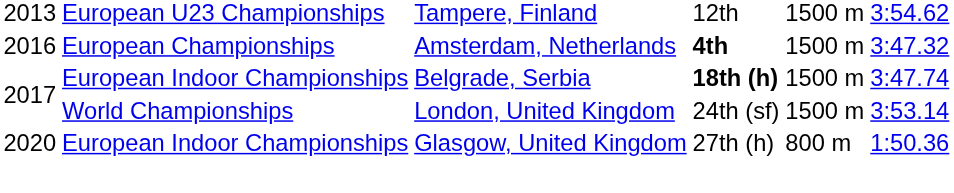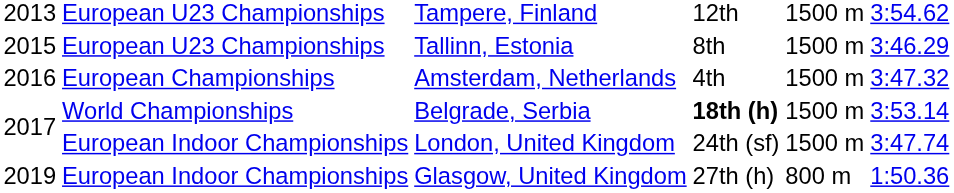+ row: (494, 46)
(710, 46) bold -> (709, 78) normal
(235, 78) European Indoor Championships -> (178, 111) World Championships
(910, 78) 3:47.74 -> (910, 111) 3:53.14
(178, 111) World Championships -> (235, 143) European Indoor Championships
(910, 111) 3:53.14 -> (910, 143) 3:47.74
(30, 143) 2020 -> (30, 176) 2019
